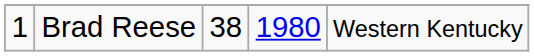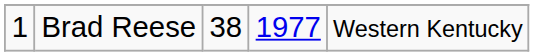(288, 27) 1980 -> (288, 27) 1977
